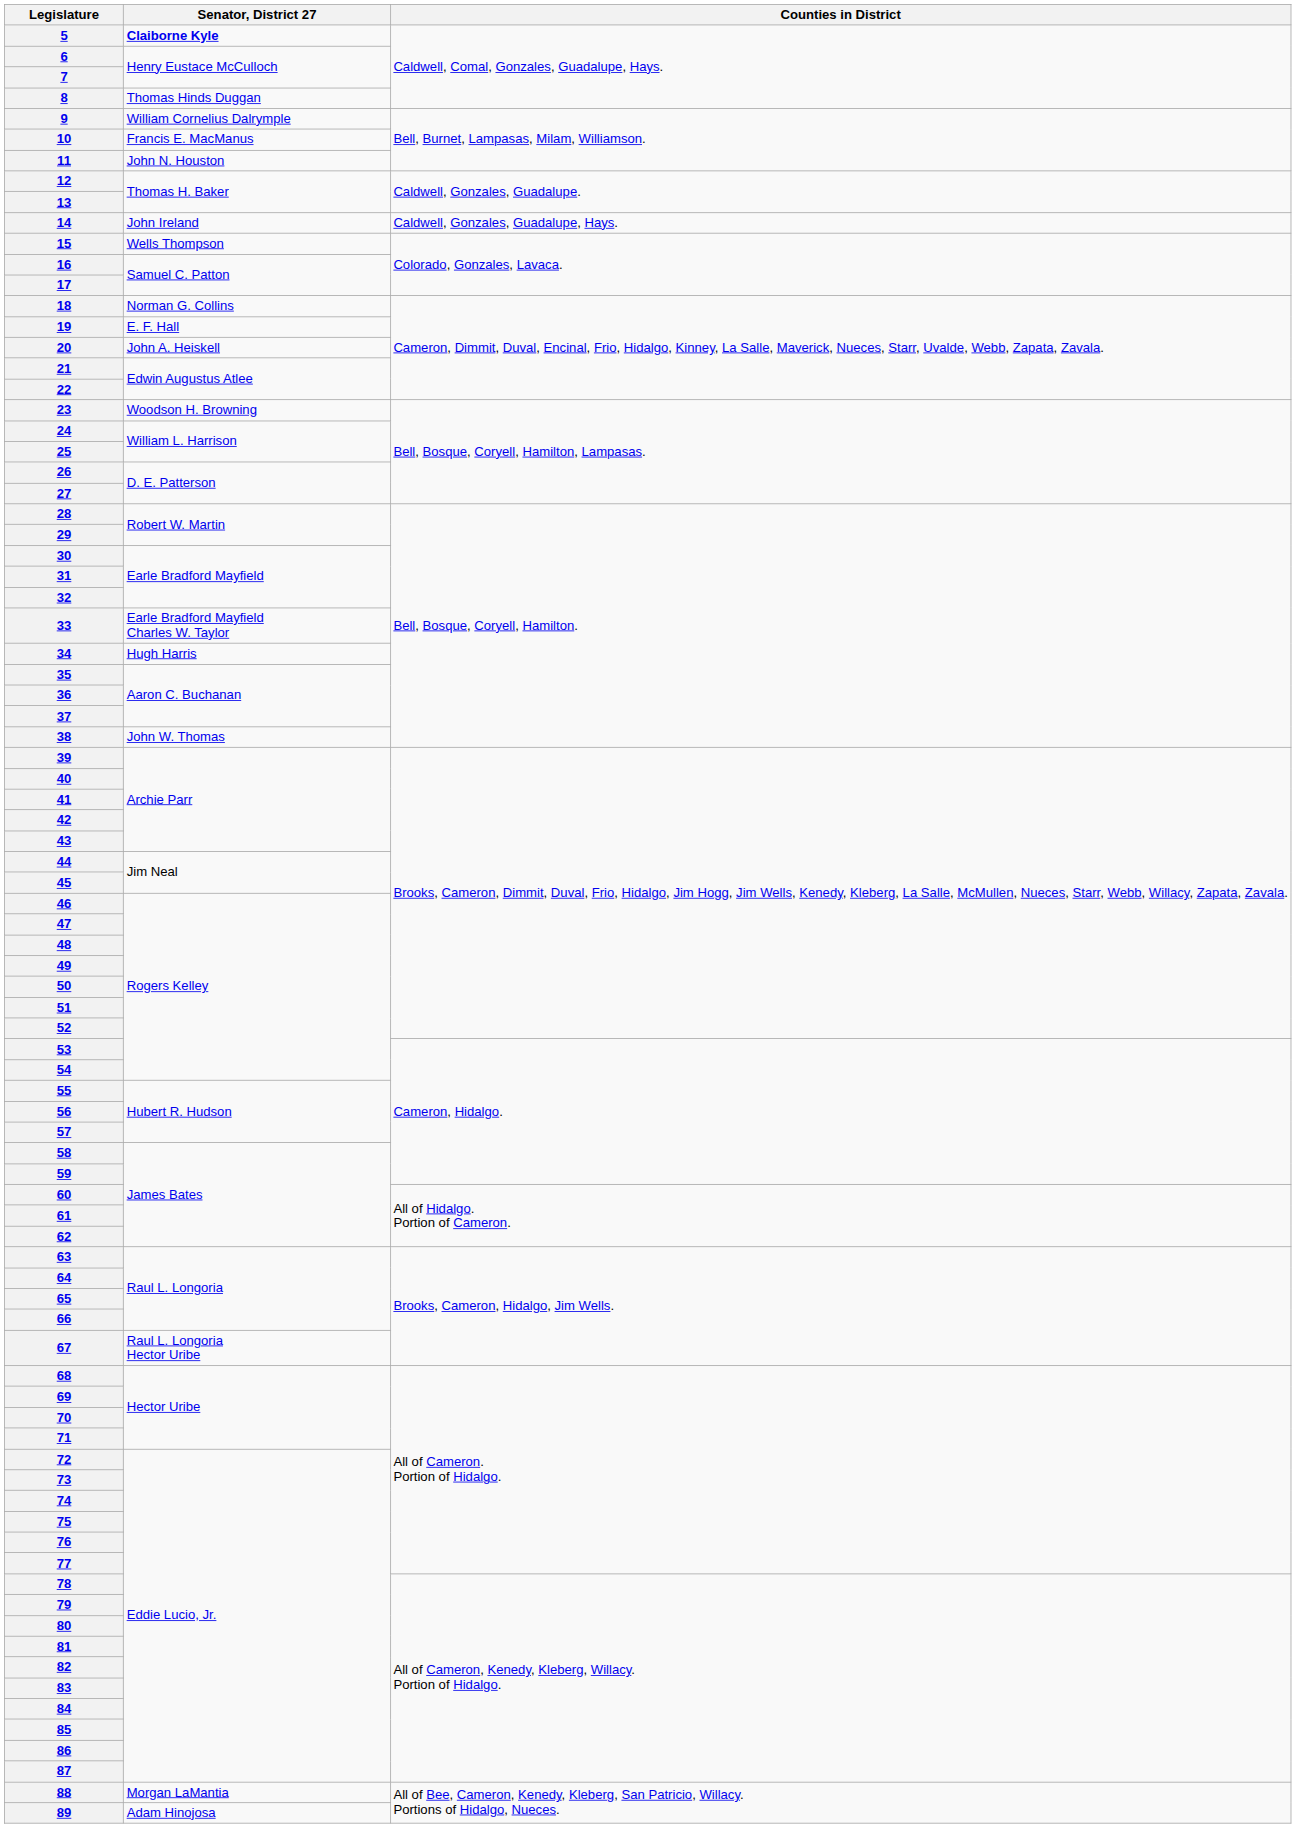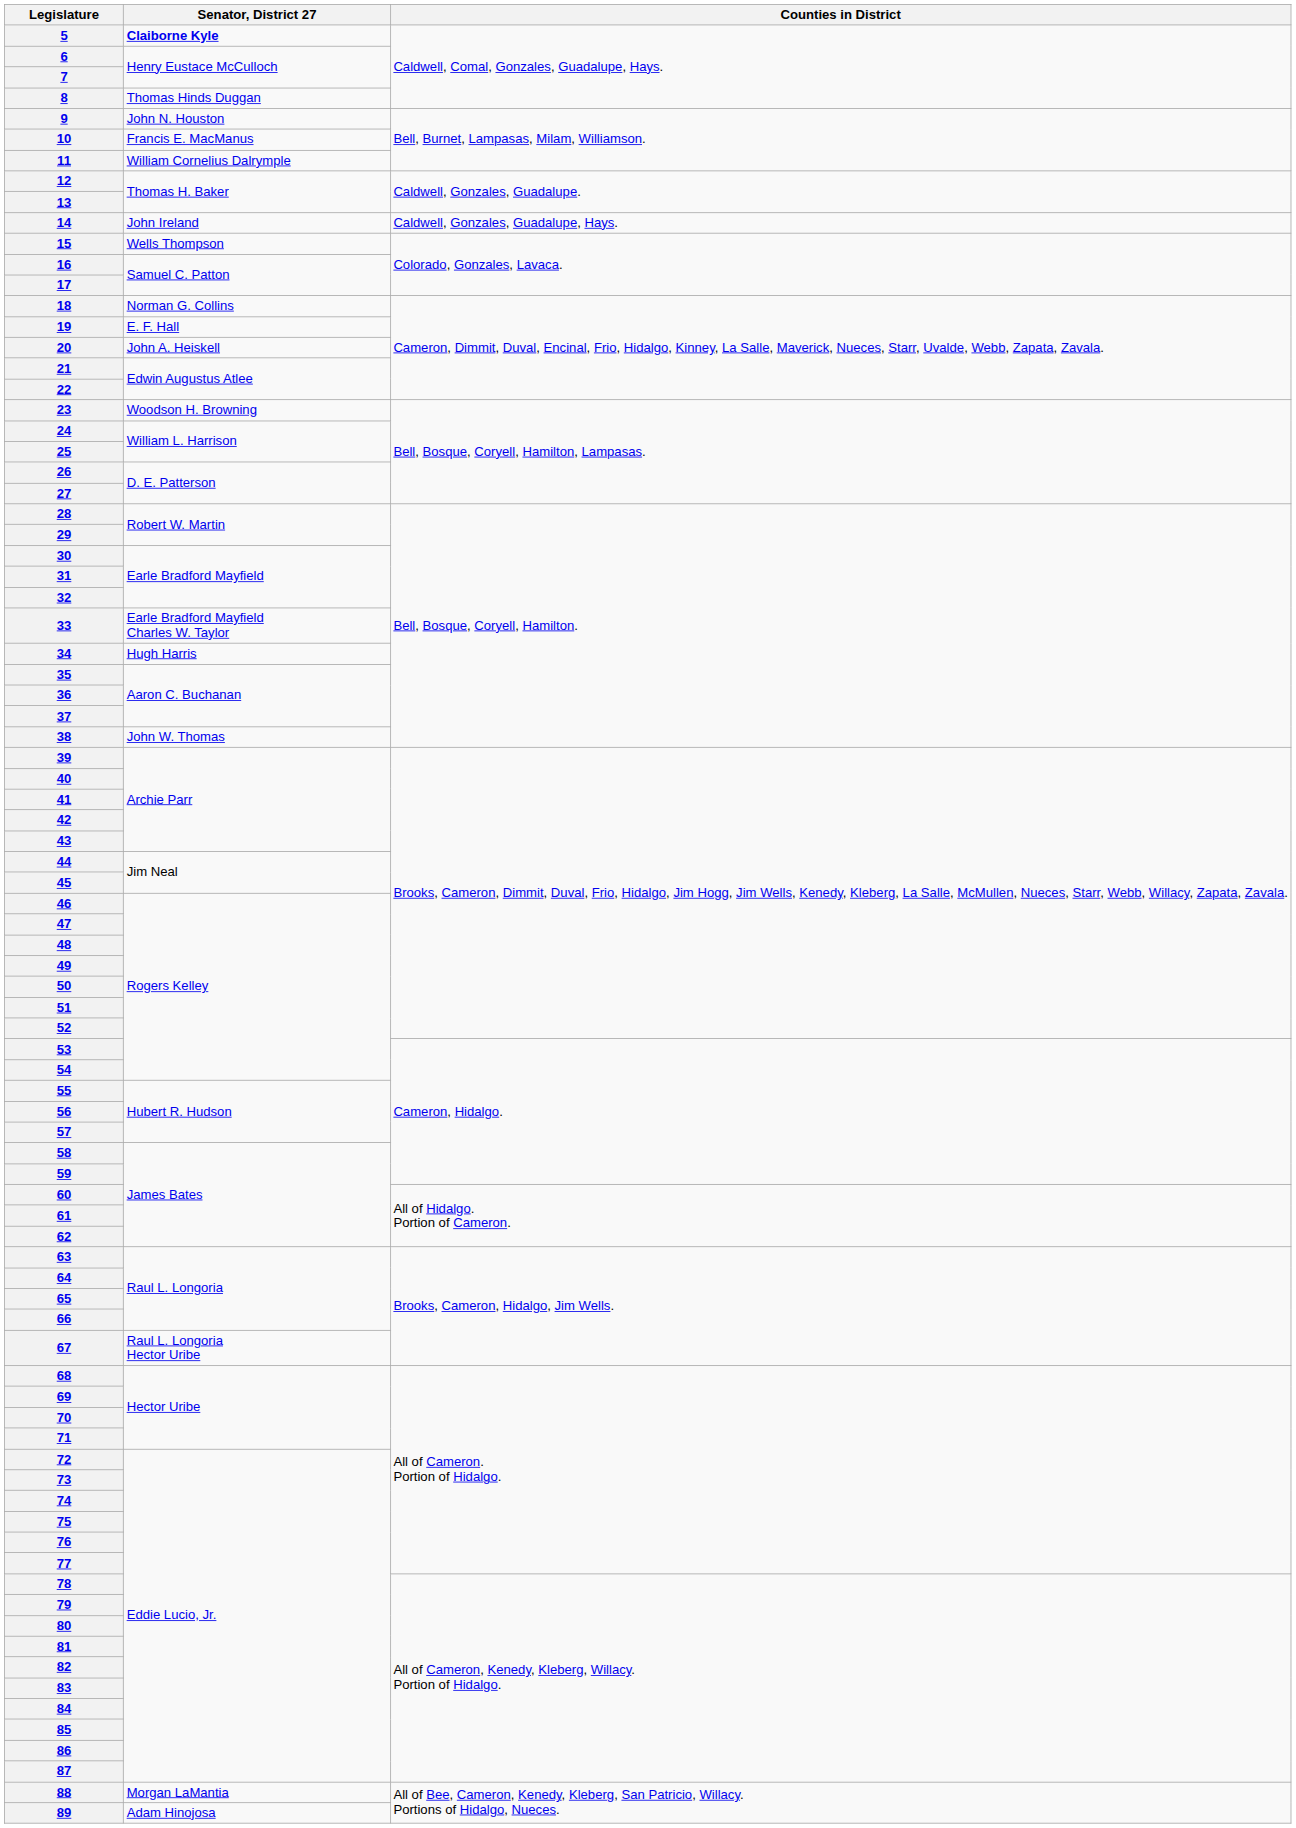(209, 118) William Cornelius Dalrymple -> (176, 118) John N. Houston
(176, 160) John N. Houston -> (209, 160) William Cornelius Dalrymple
